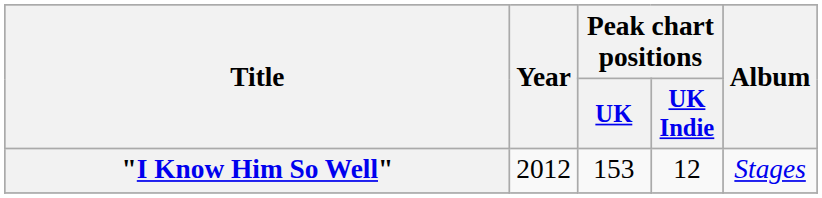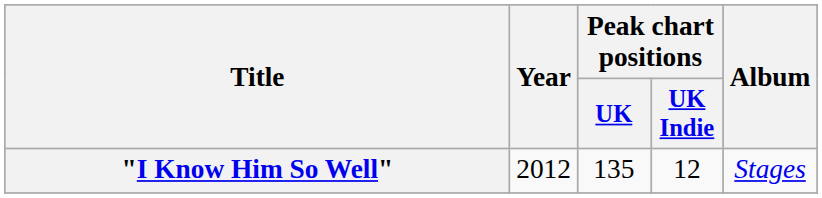(614, 170) 153 -> (614, 170) 135
